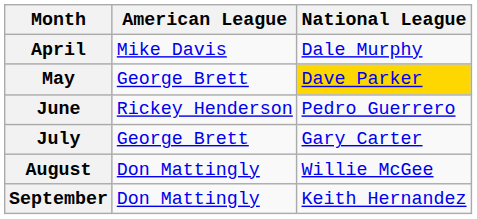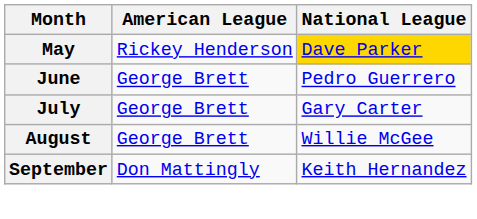- row: (59, 50)
(183, 79) George Brett -> (205, 50) Rickey Henderson
(205, 109) Rickey Henderson -> (183, 79) George Brett
(188, 169) Don Mattingly -> (183, 139) George Brett
